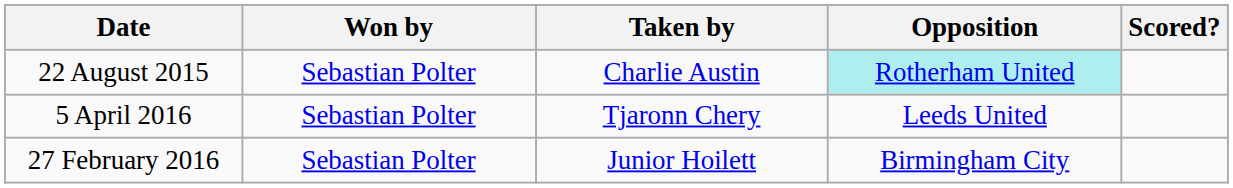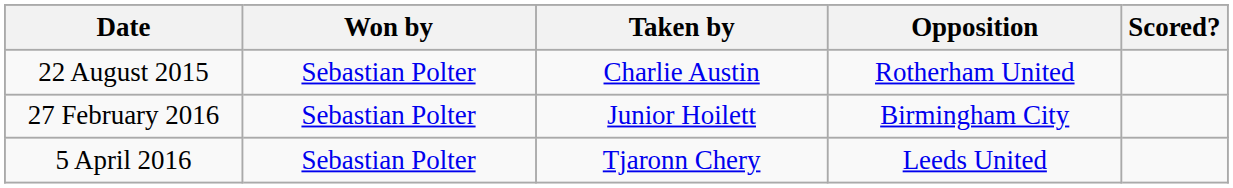(975, 71) paleturquoise background -> (975, 71) no background
rows swapped: (123, 160) <-> (123, 115)
